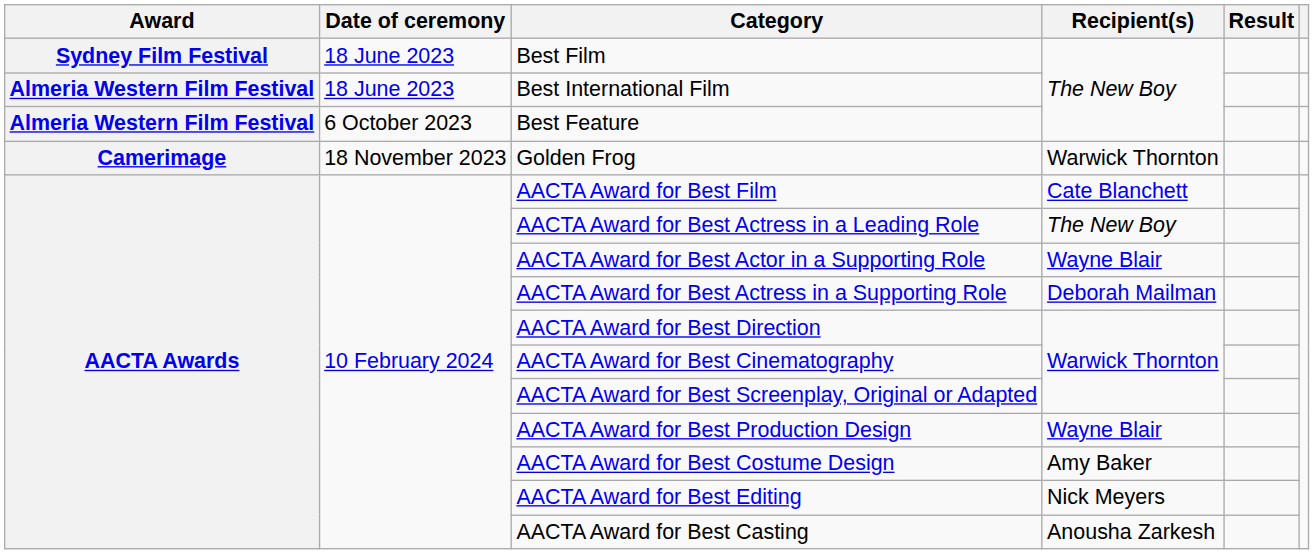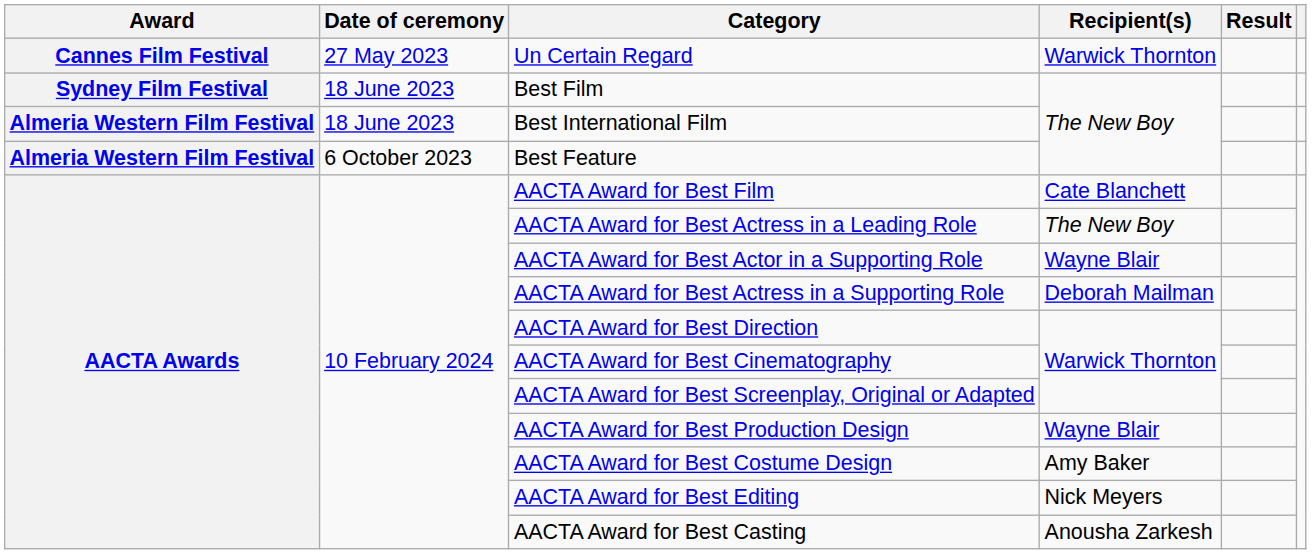+ row: (603, 55)
- row: (576, 157)
